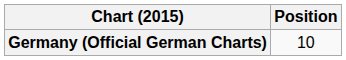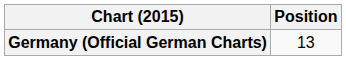(306, 42) 10 -> (306, 42) 13
